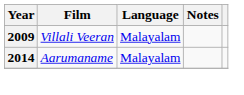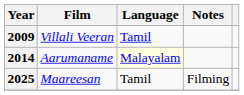(150, 36) Malayalam -> (136, 36) Tamil
(150, 57) no background -> (150, 57) lightyellow background
+ row: (21, 79)
